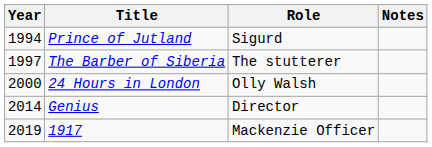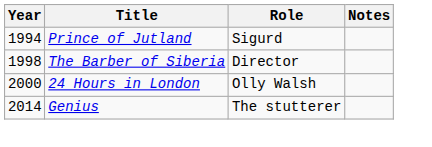(25, 62) 1997 -> (25, 62) 1998
(287, 62) The stutterer -> (266, 62) Director
(266, 108) Director -> (287, 108) The stutterer
- row: (65, 130)
